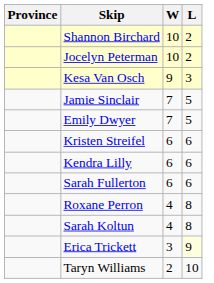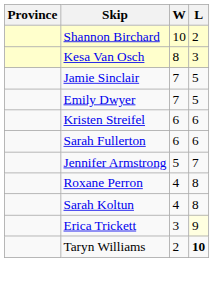- row: (111, 57)
(169, 78) 9 -> (176, 57) 8
- row: (98, 162)
+ row: (115, 162)
(192, 267) normal -> (199, 246) bold
